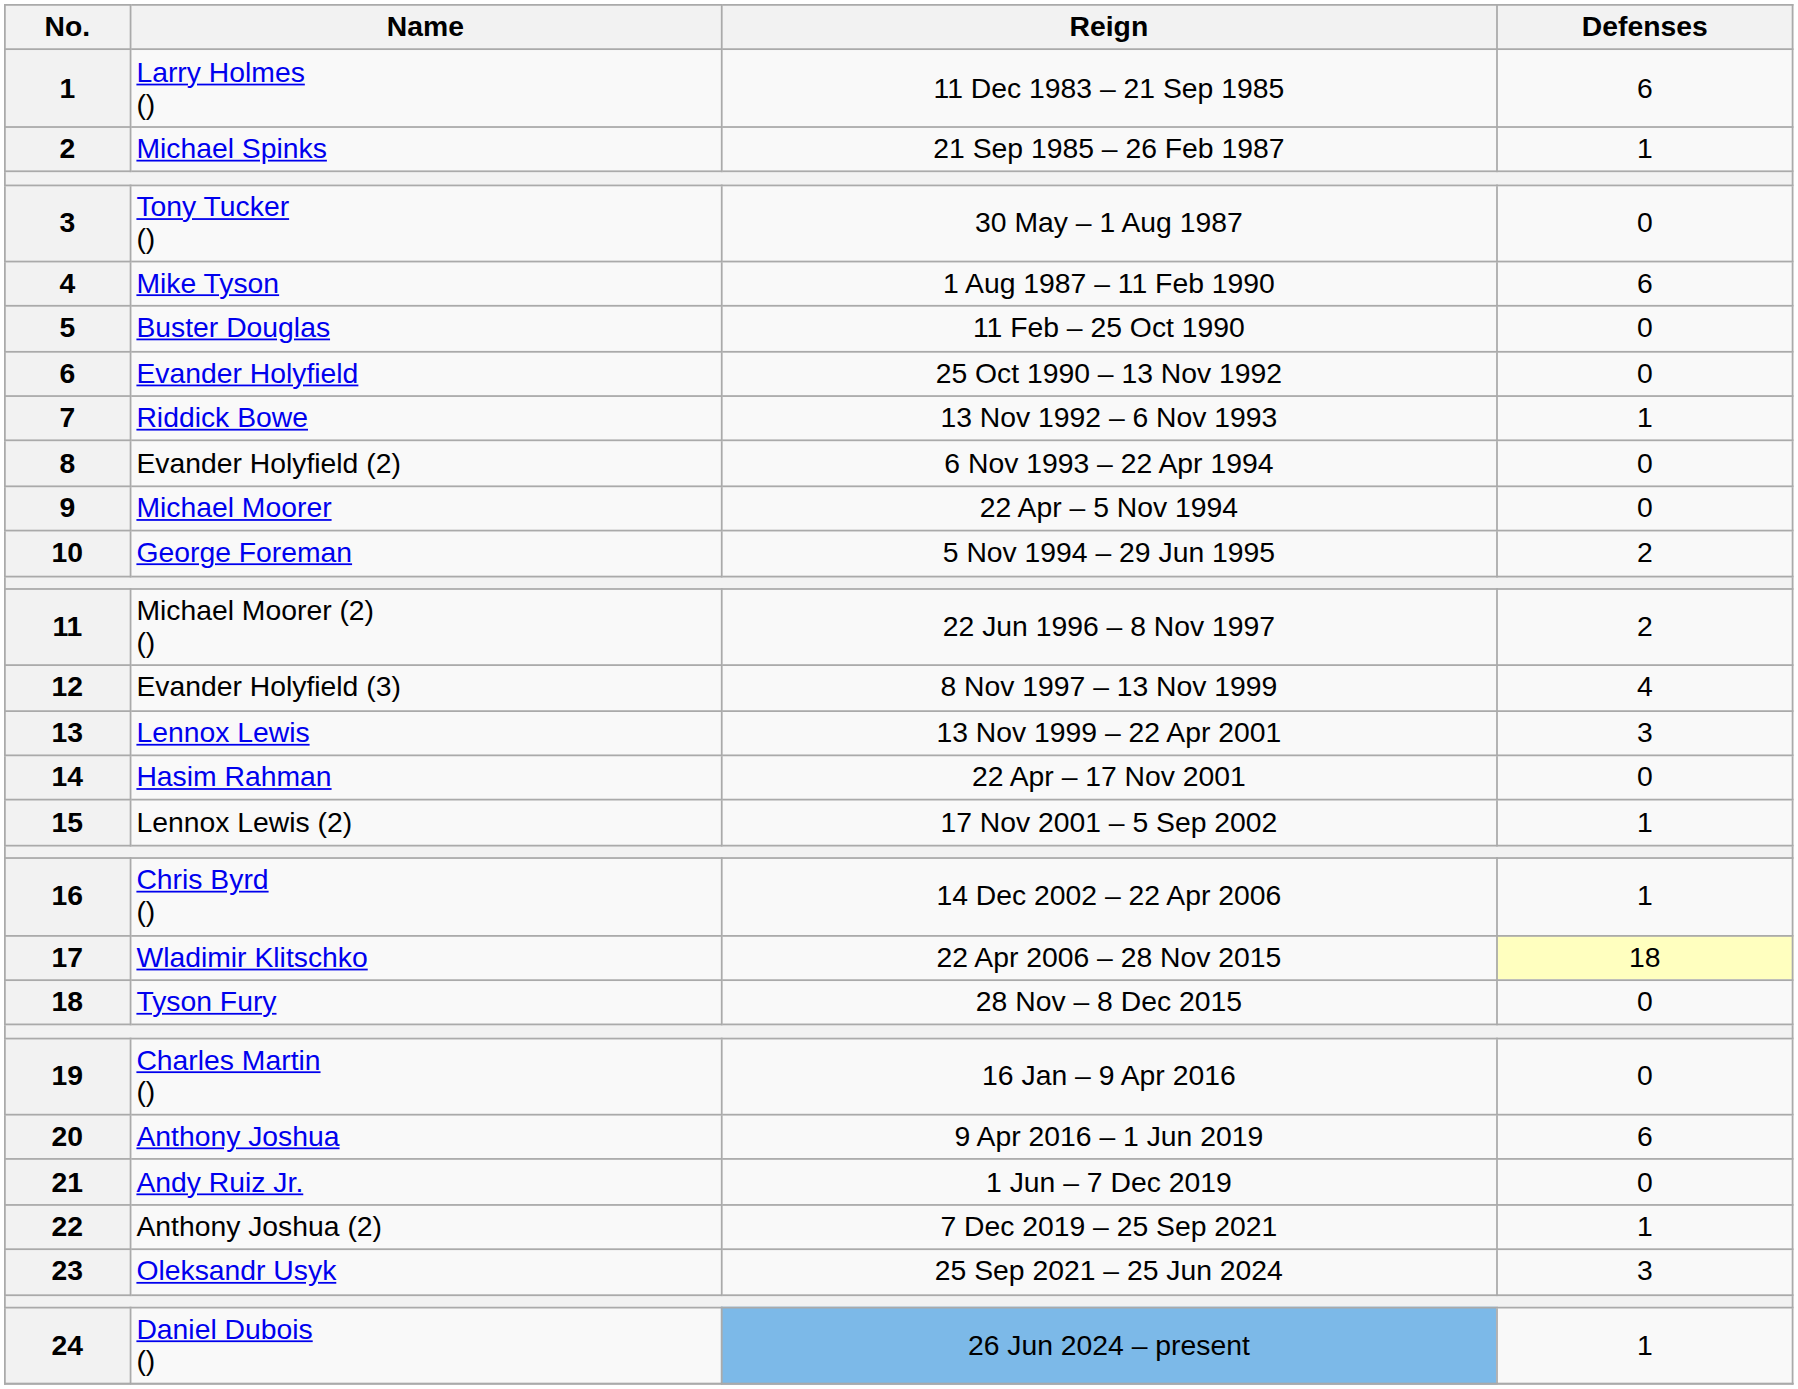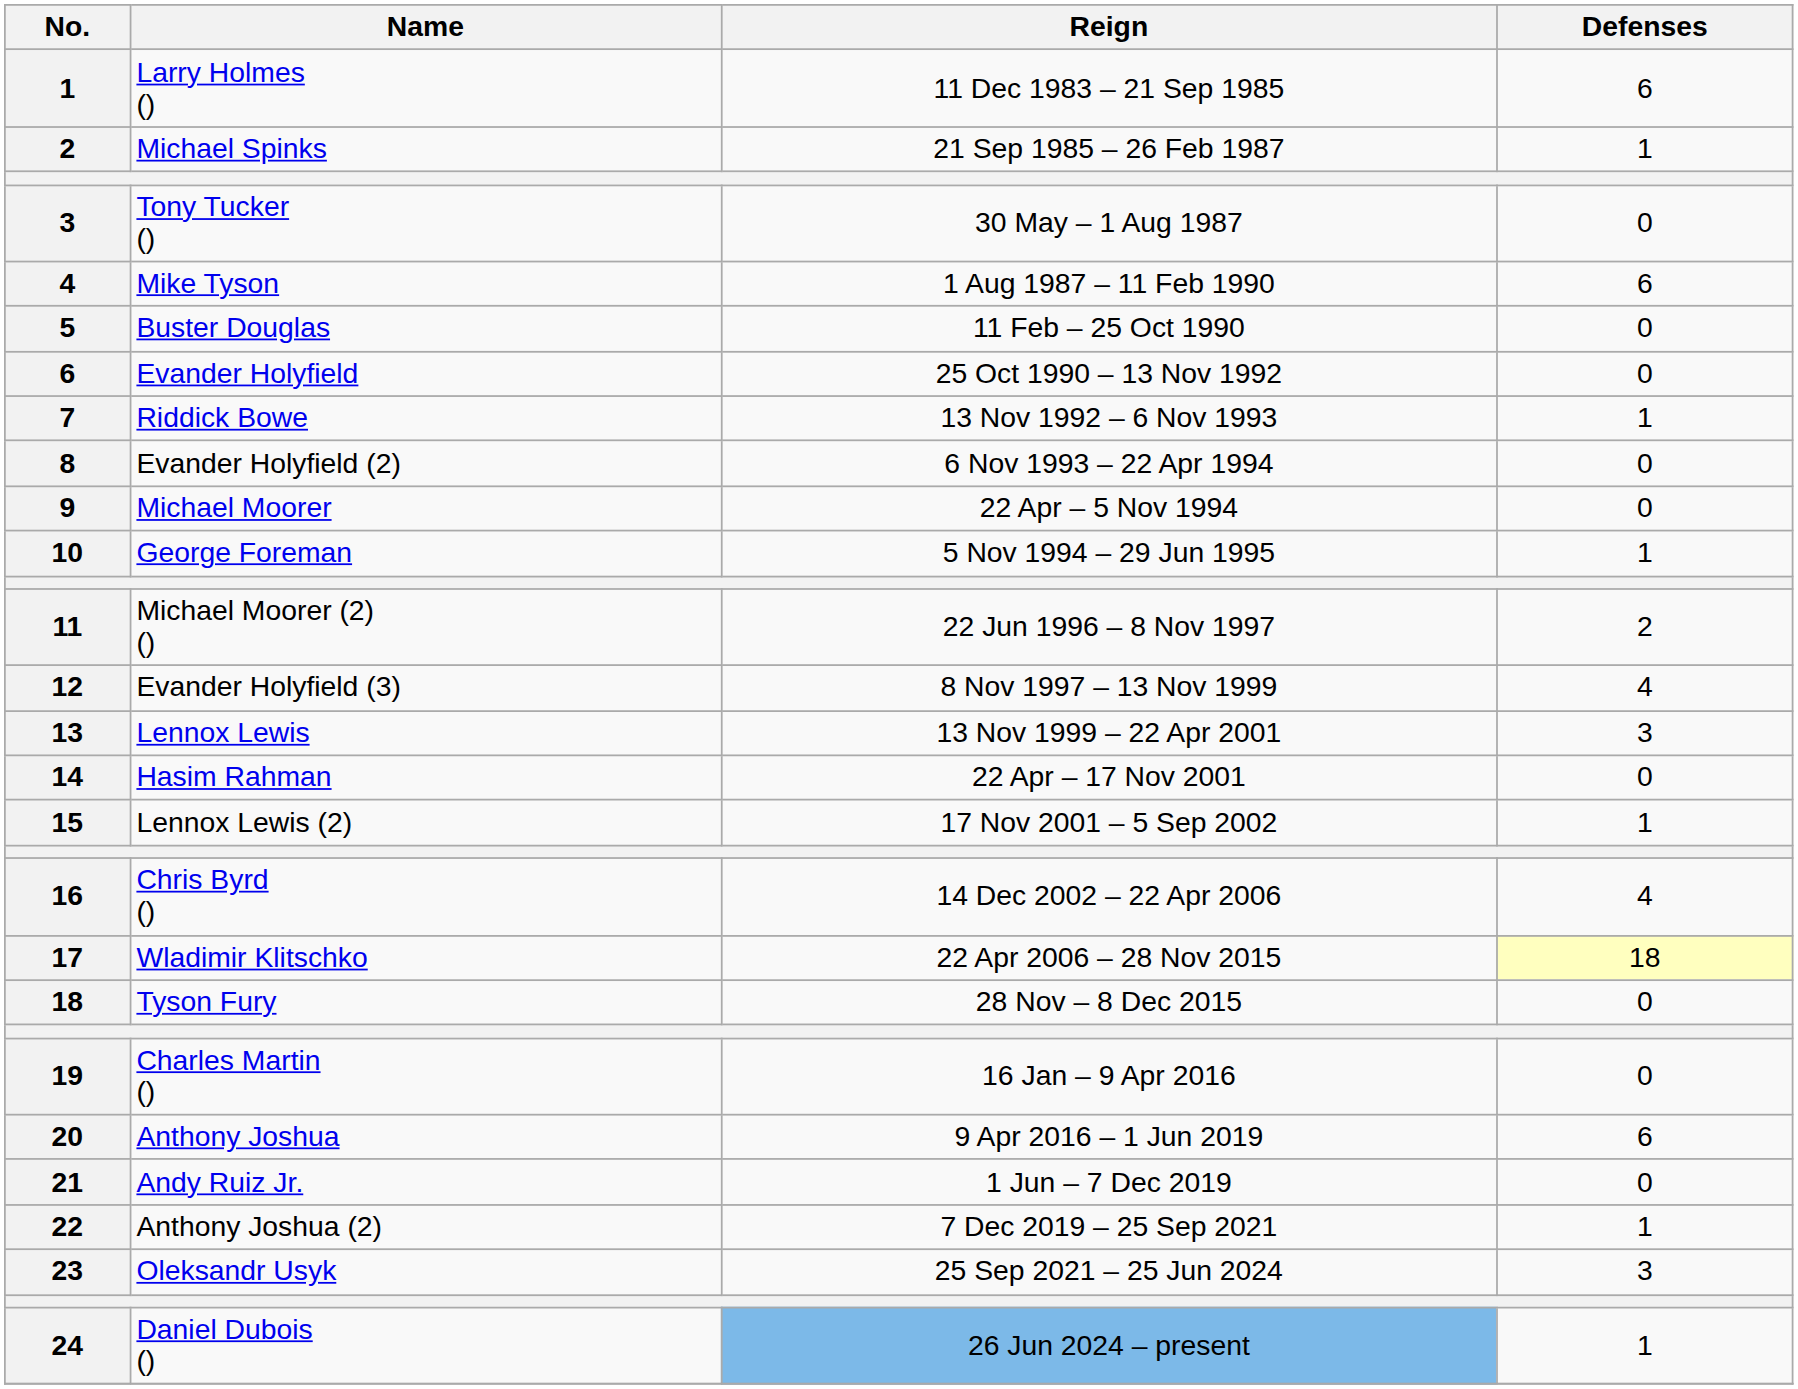(1645, 552) 2 -> (1645, 552) 1
(1645, 896) 1 -> (1645, 896) 4
